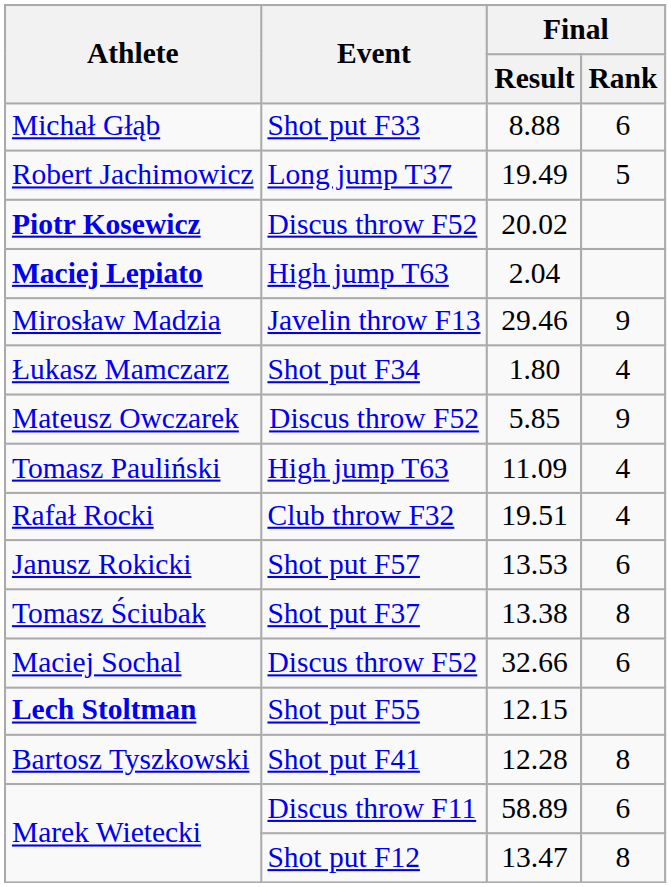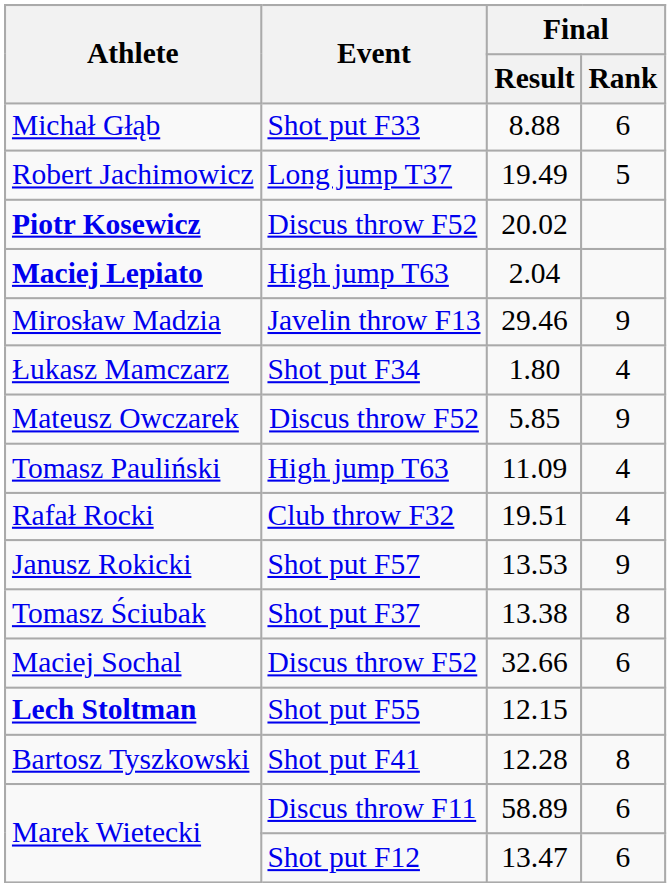(623, 564) 6 -> (623, 564) 9
(623, 856) 8 -> (623, 856) 6
